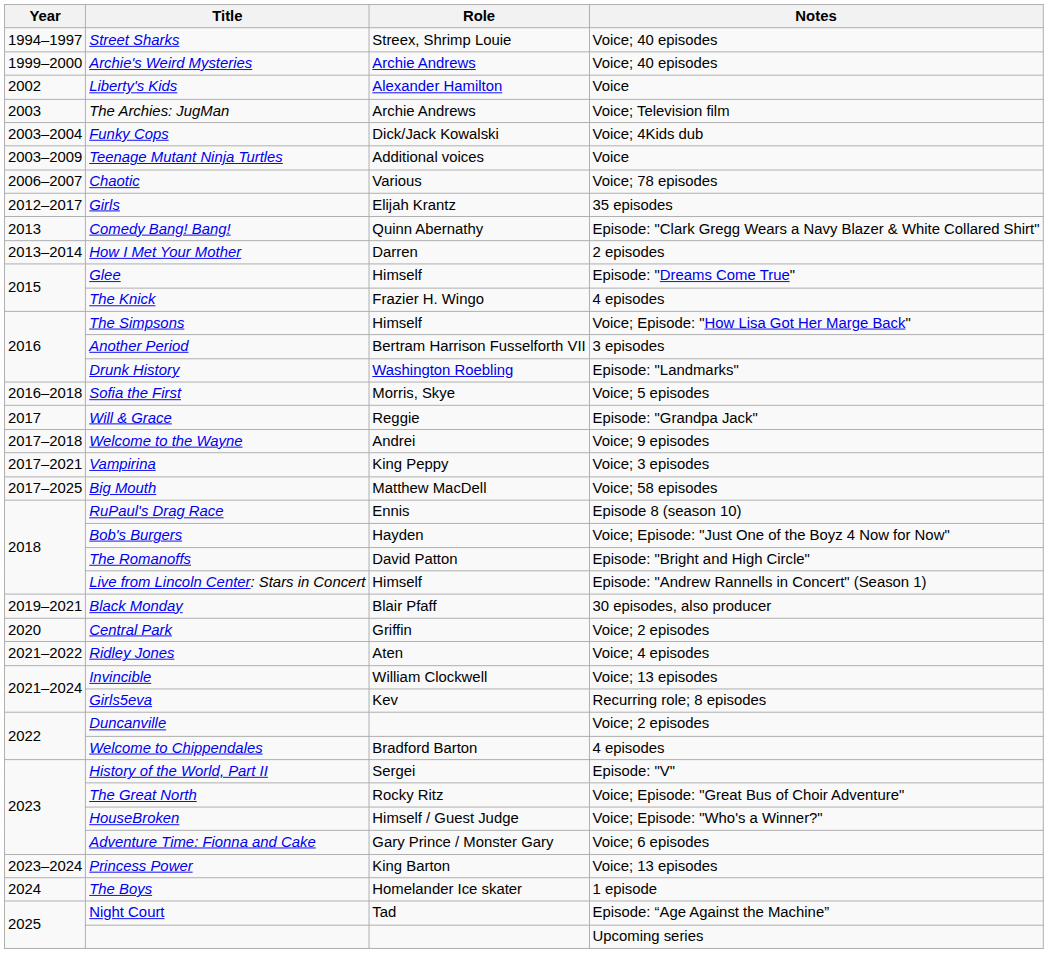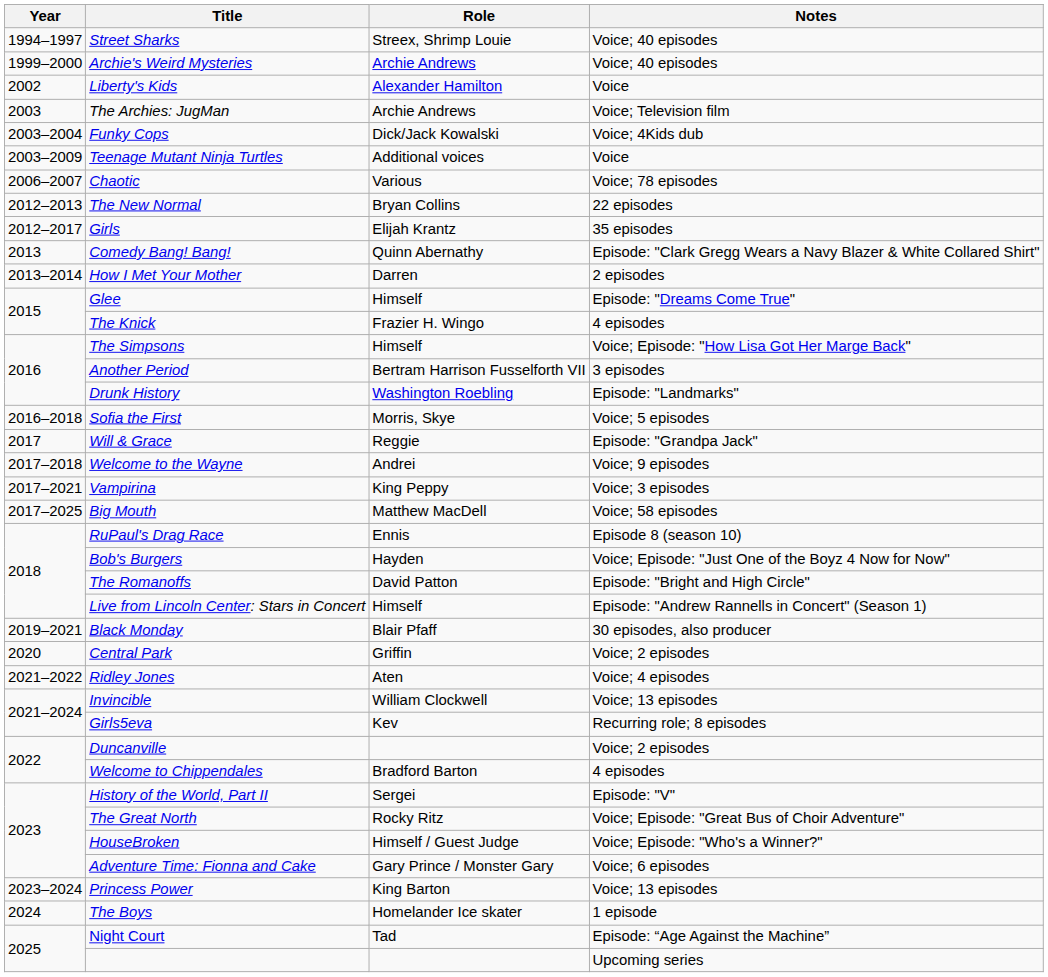+ row: (145, 205)
